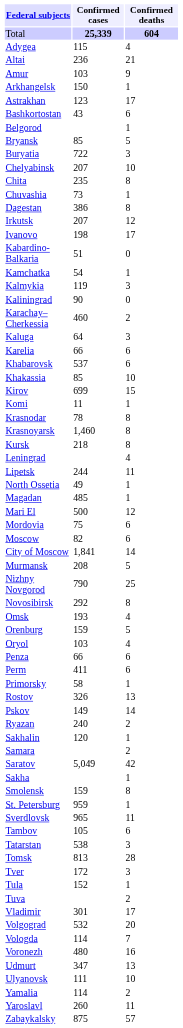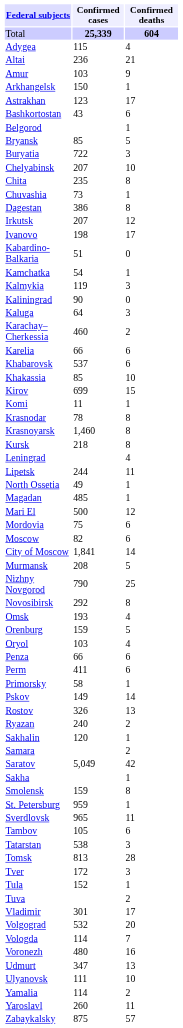rows swapped: (19, 337) <-> (27, 318)
rows swapped: (17, 710) <-> (19, 697)
